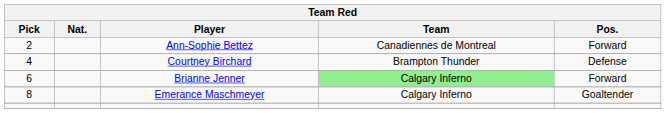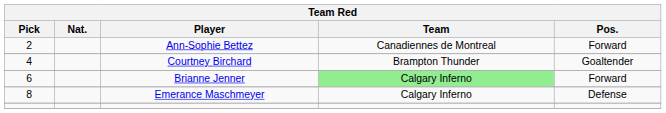(607, 62) Defense -> (607, 62) Goaltender
(607, 95) Goaltender -> (607, 95) Defense
